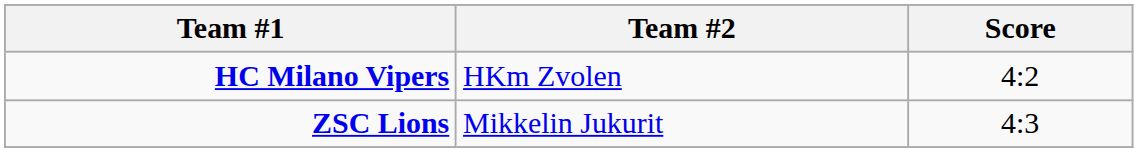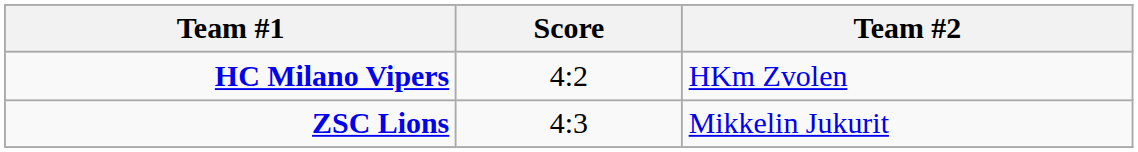columns swapped: (1020, 28) <-> (682, 28)
